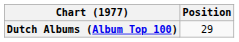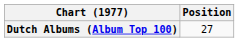(207, 29) 29 -> (207, 29) 27
